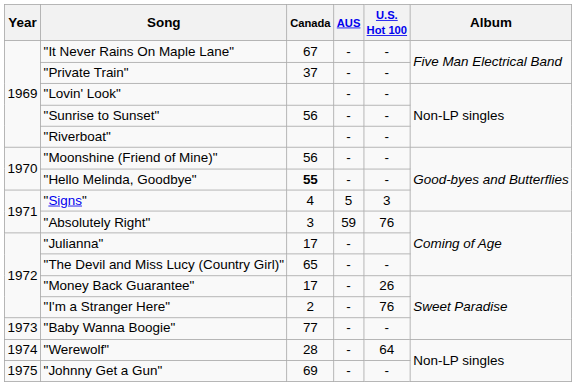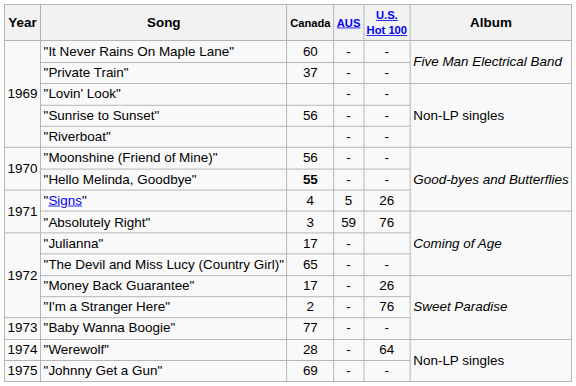(310, 51) 67 -> (310, 51) 60
(387, 200) 3 -> (387, 200) 26
